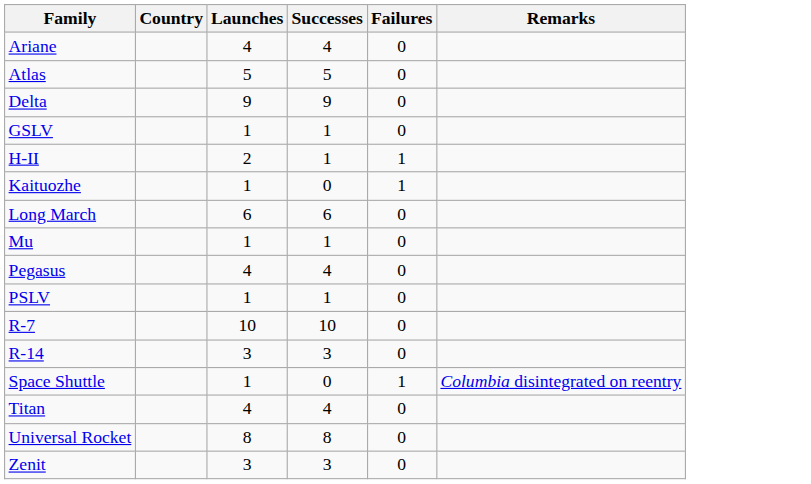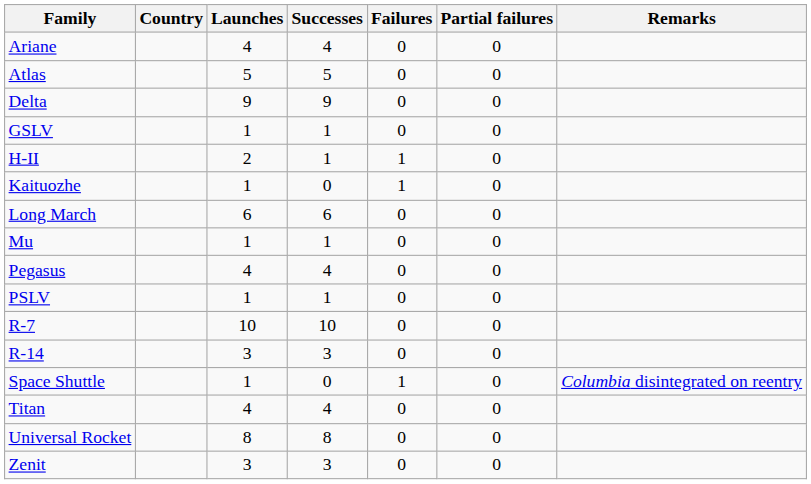+ column: (497, 18)
